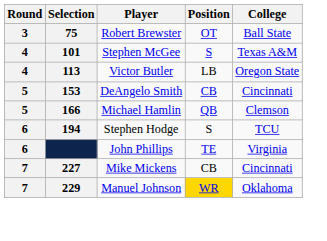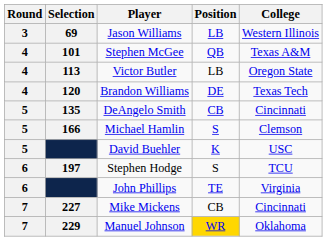+ row: (145, 33)
- row: (141, 33)
(209, 52) S -> (215, 52) QB
+ row: (145, 91)
(71, 91) 153 -> (71, 110) 135
(209, 110) QB -> (215, 129) S
+ row: (145, 149)
(71, 129) 194 -> (71, 168) 197
